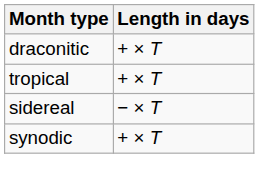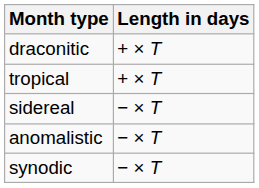+ row: (56, 138)
(139, 138) + × T -> (139, 167) − × T
